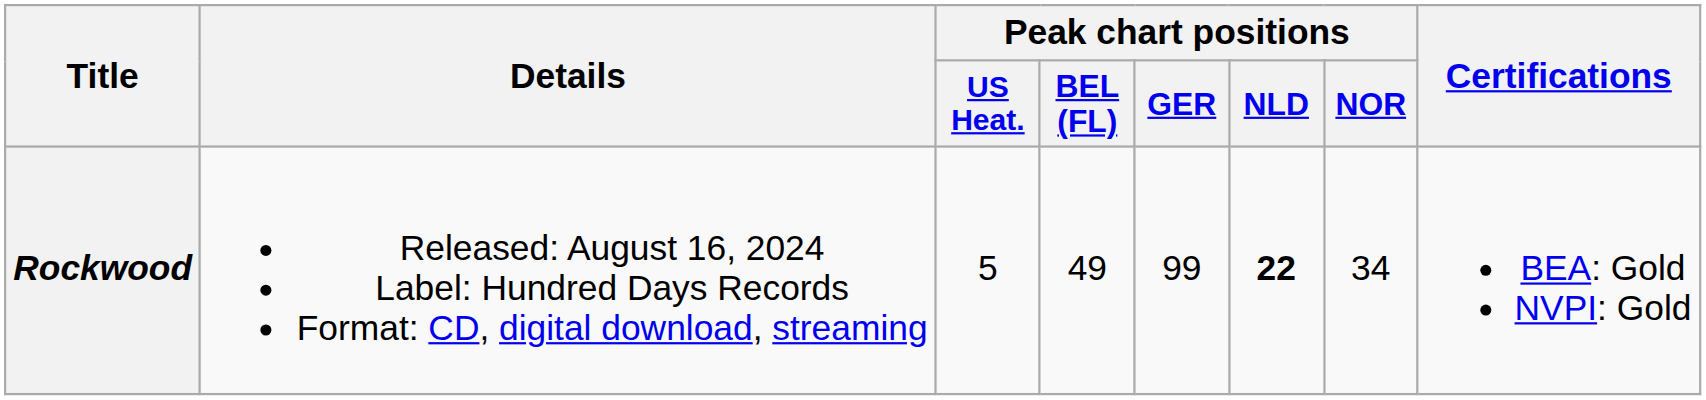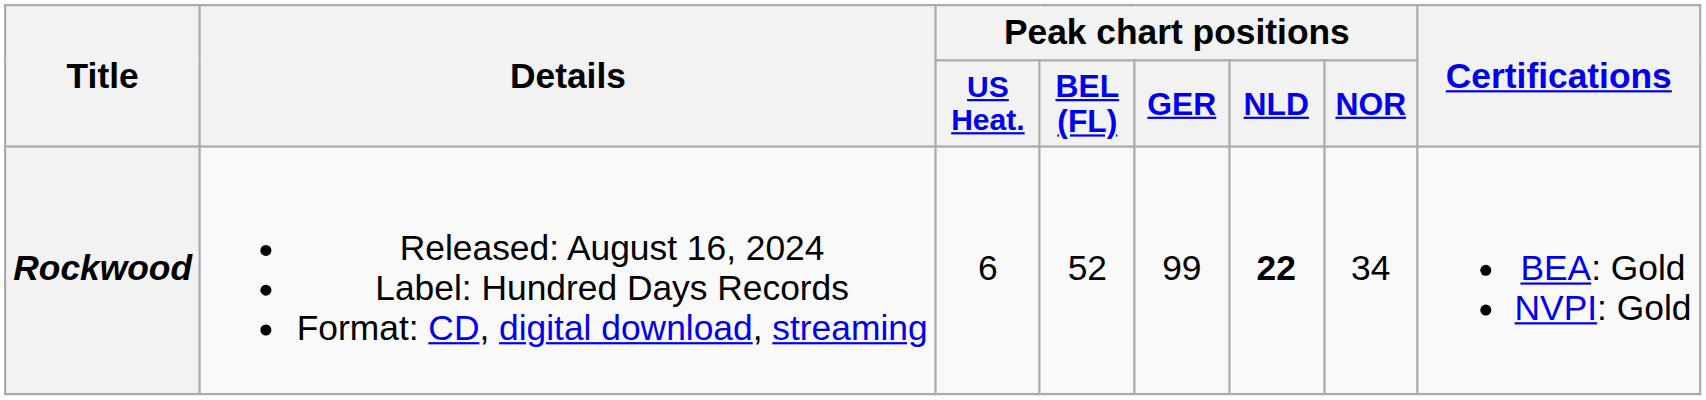(988, 269) 5 -> (988, 269) 6
(1087, 269) 49 -> (1087, 269) 52
